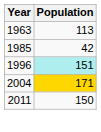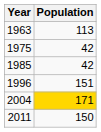+ row: (19, 48)
(84, 65) paleturquoise background -> (84, 83) no background
